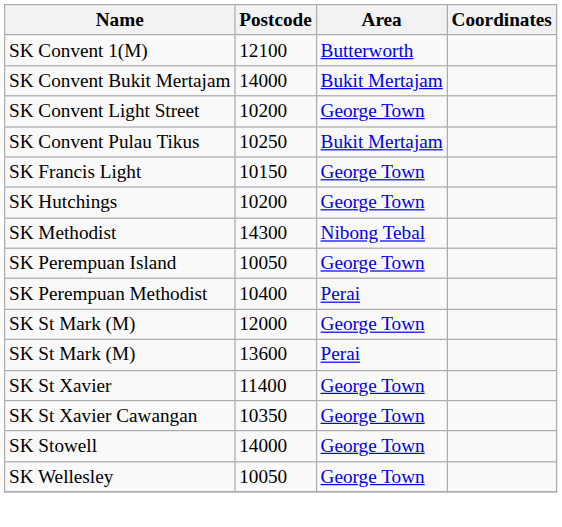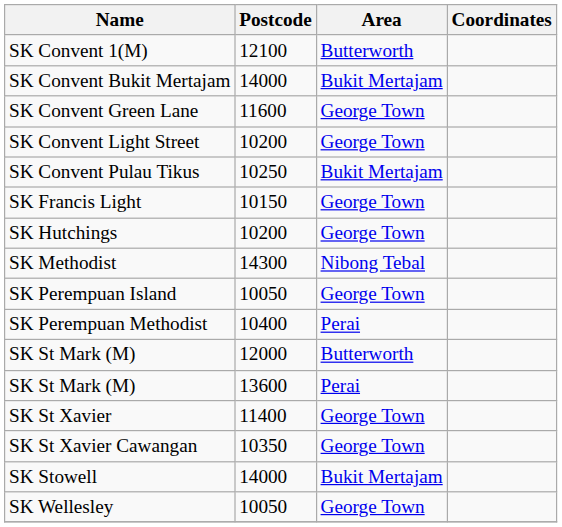+ row: (104, 111)
(373, 324) George Town -> (367, 354) Butterworth
(373, 446) George Town -> (382, 476) Bukit Mertajam
